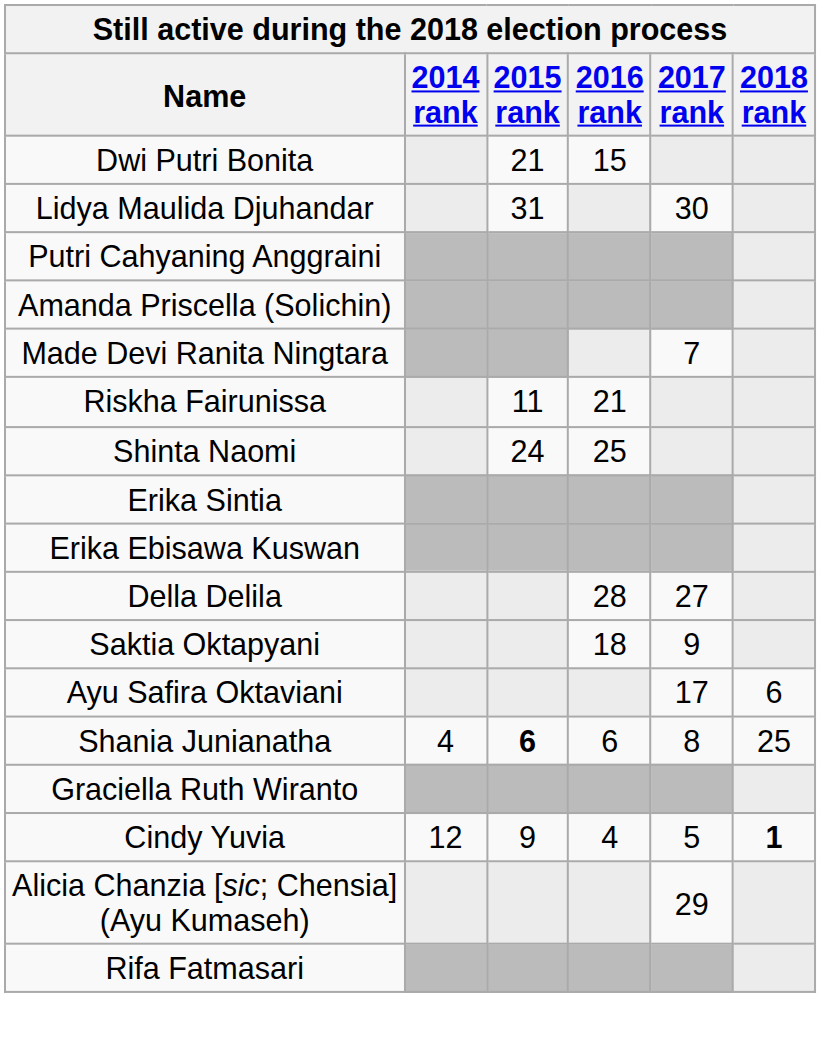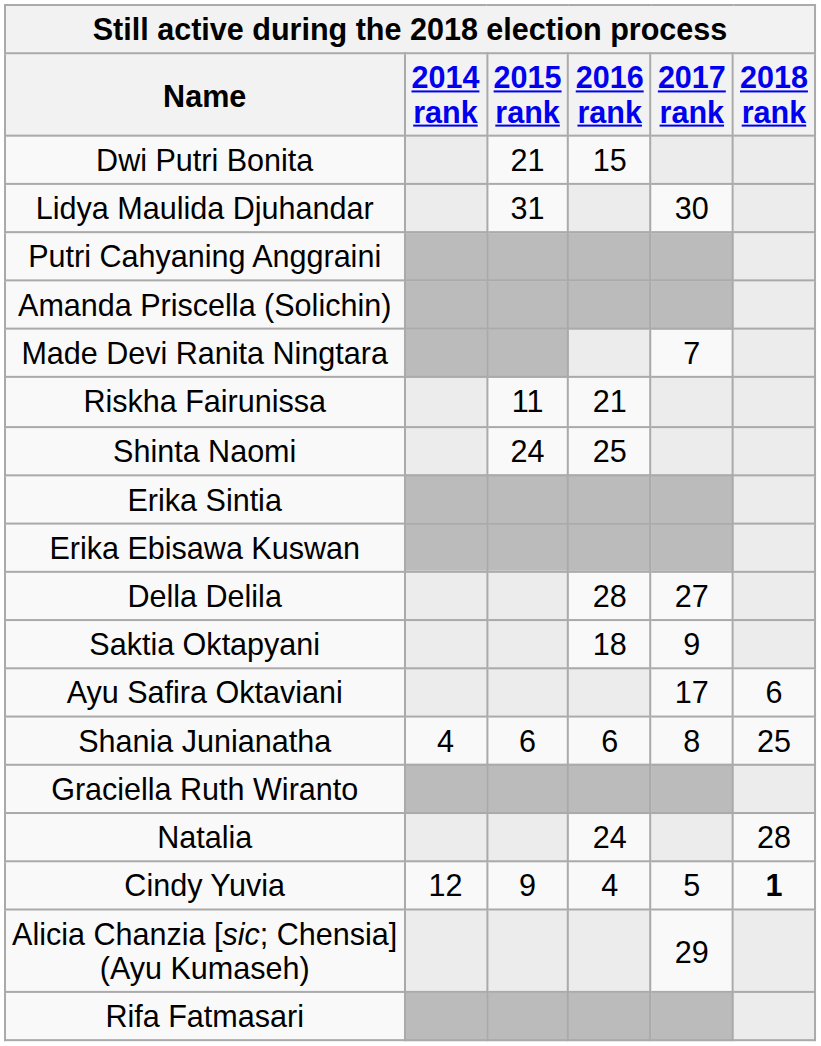(528, 741) bold -> (528, 741) normal
+ row: (205, 837)
